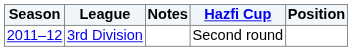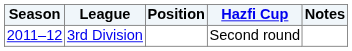columns swapped: (316, 14) <-> (168, 14)
